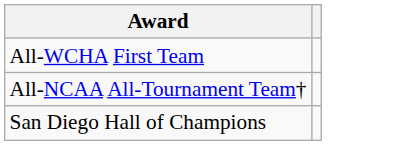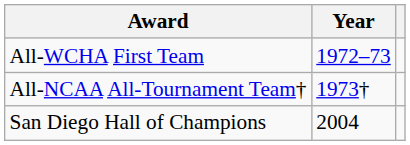+ column: (354, 21)
